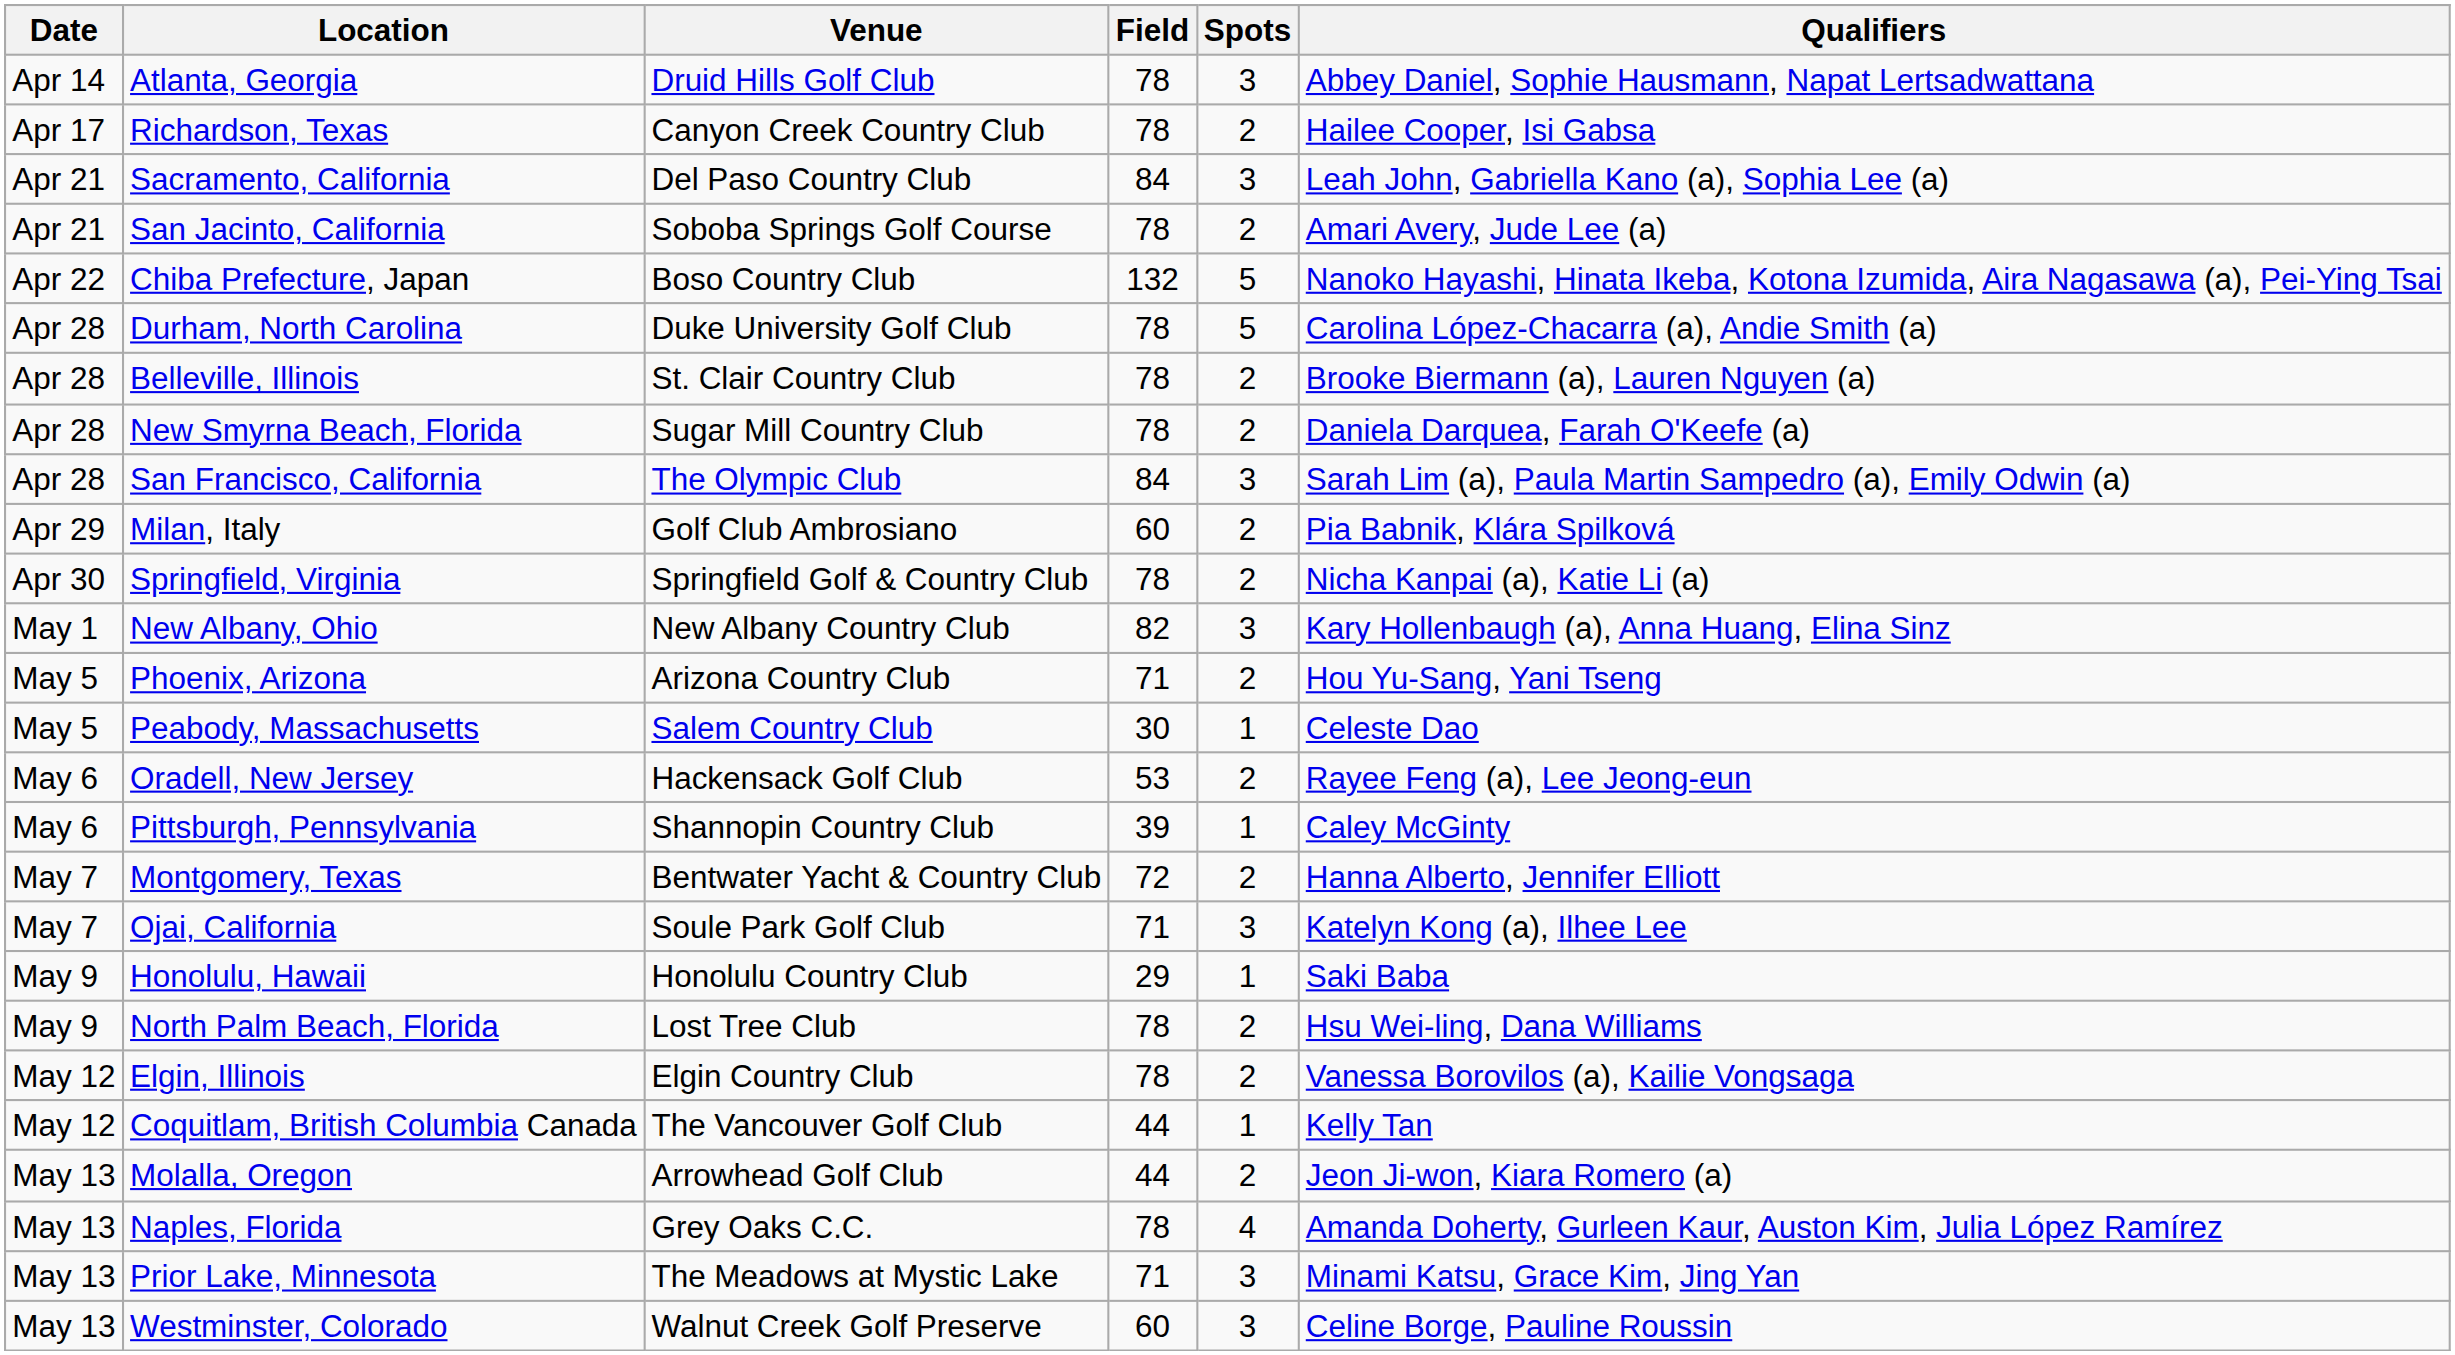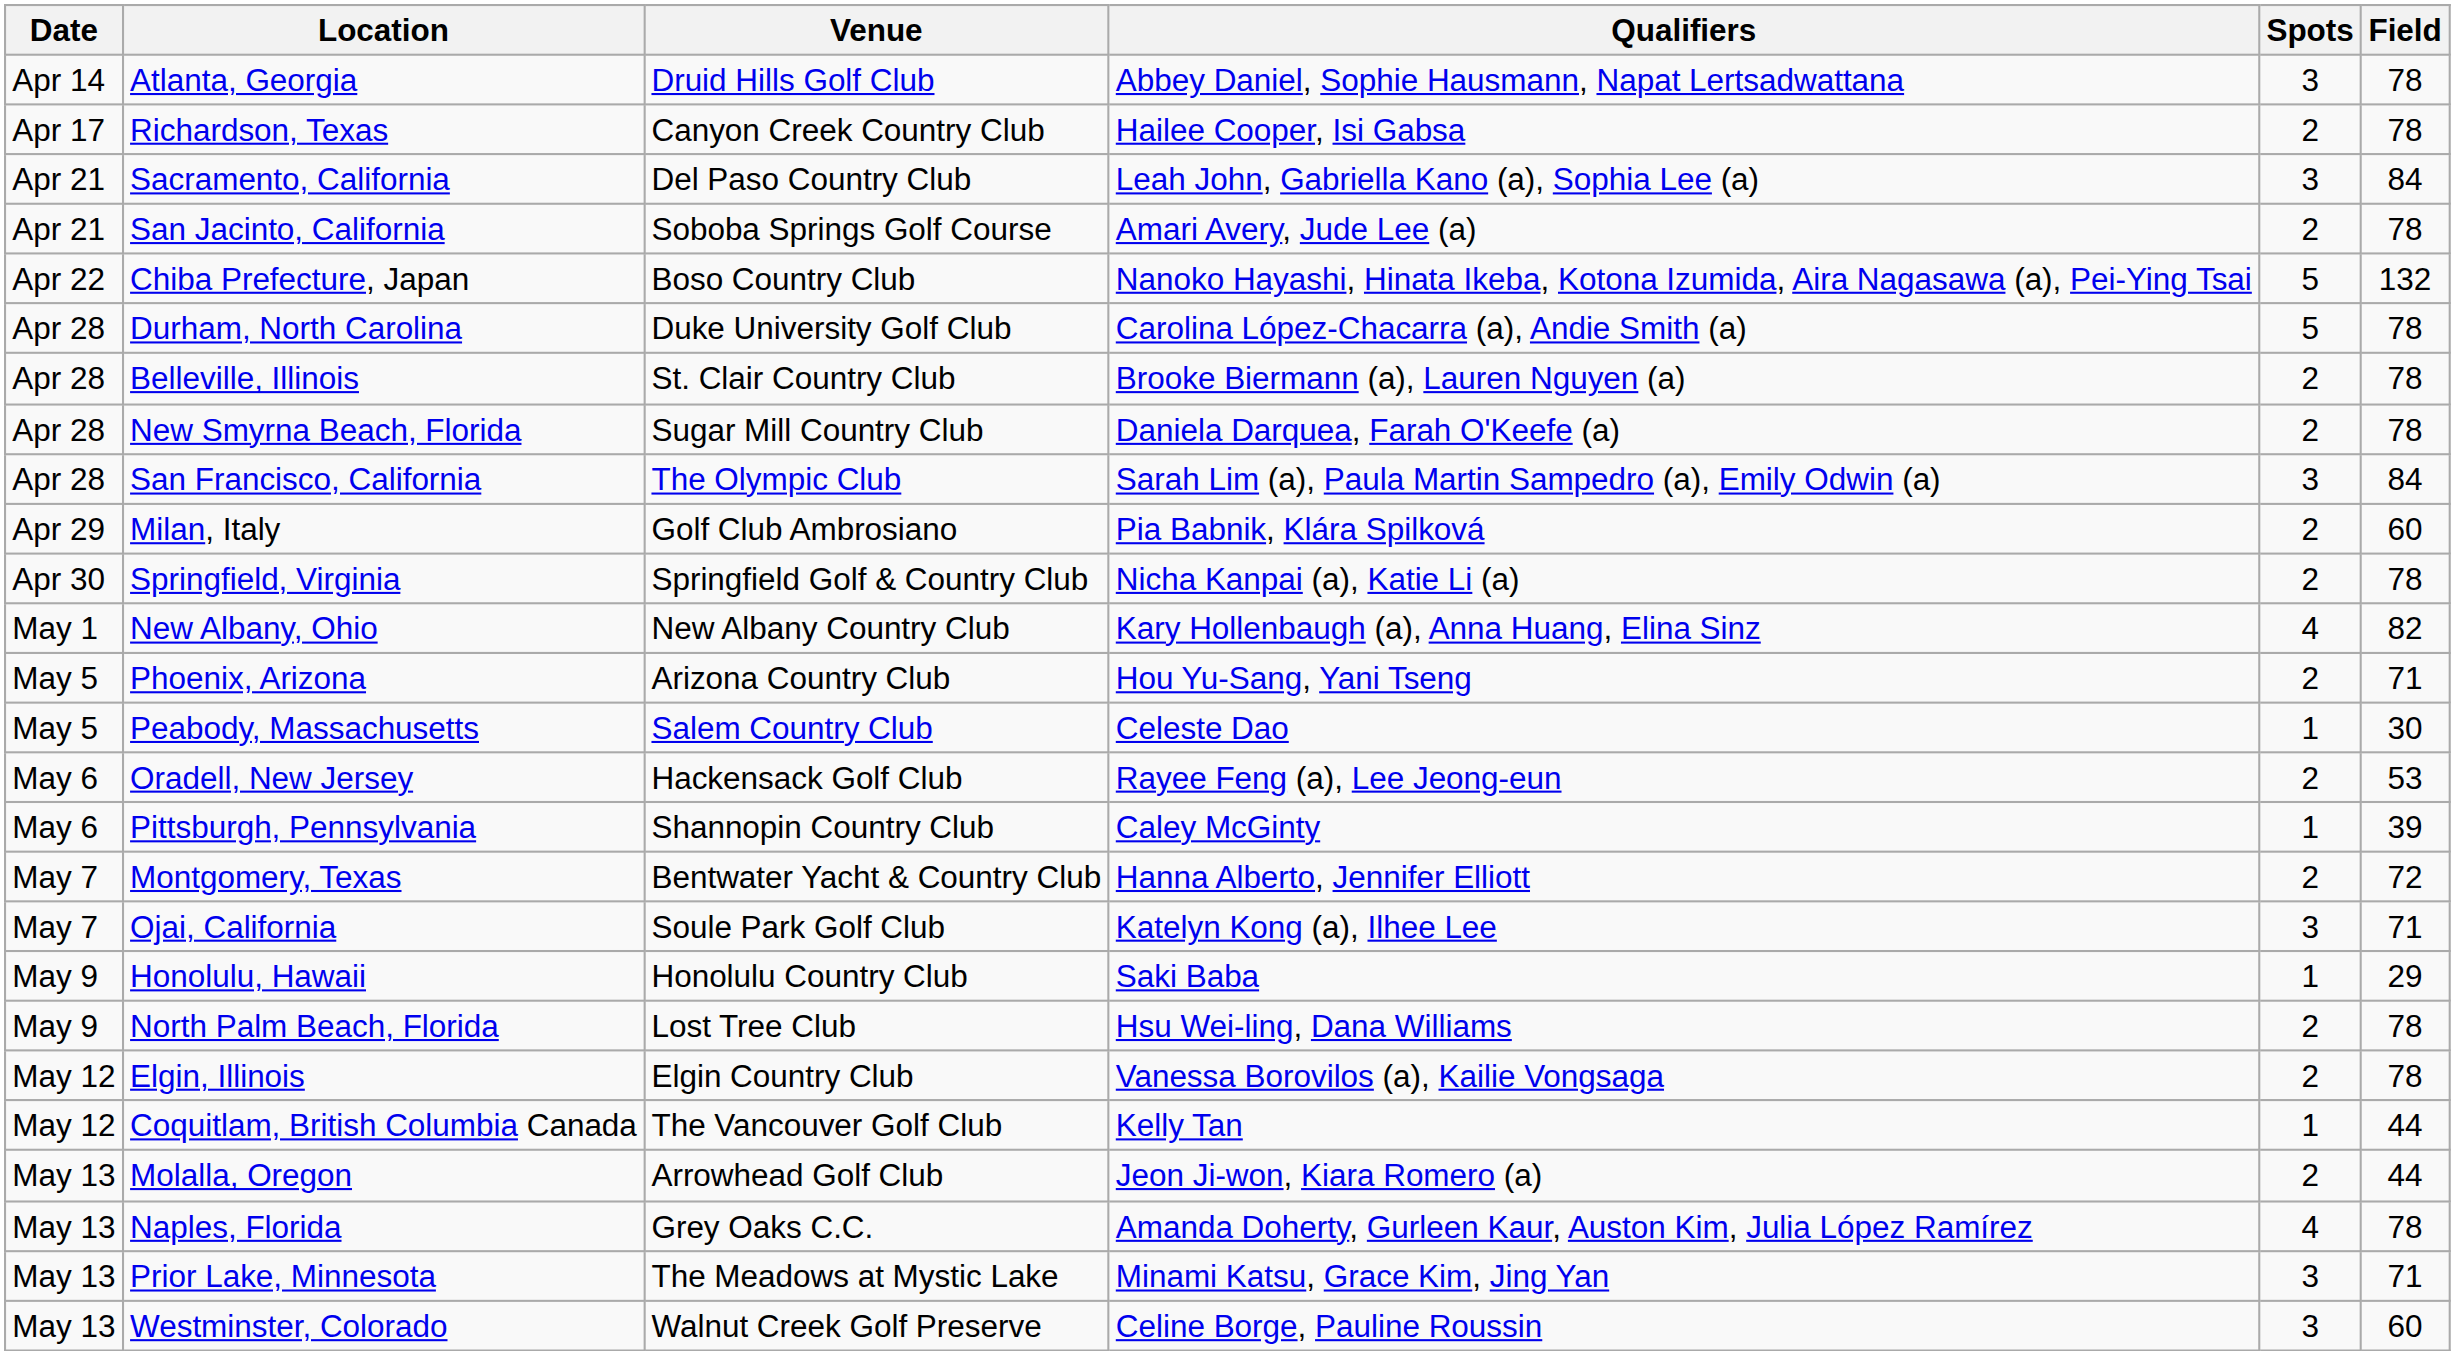columns swapped: (1152, 30) <-> (1874, 30)
(1247, 628) 3 -> (2310, 628) 4
